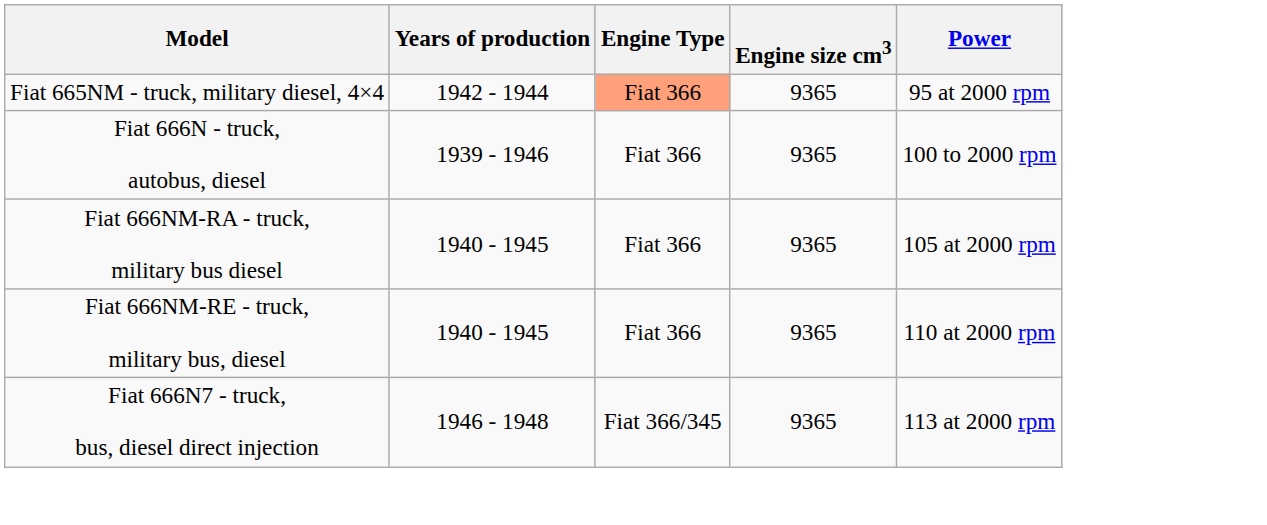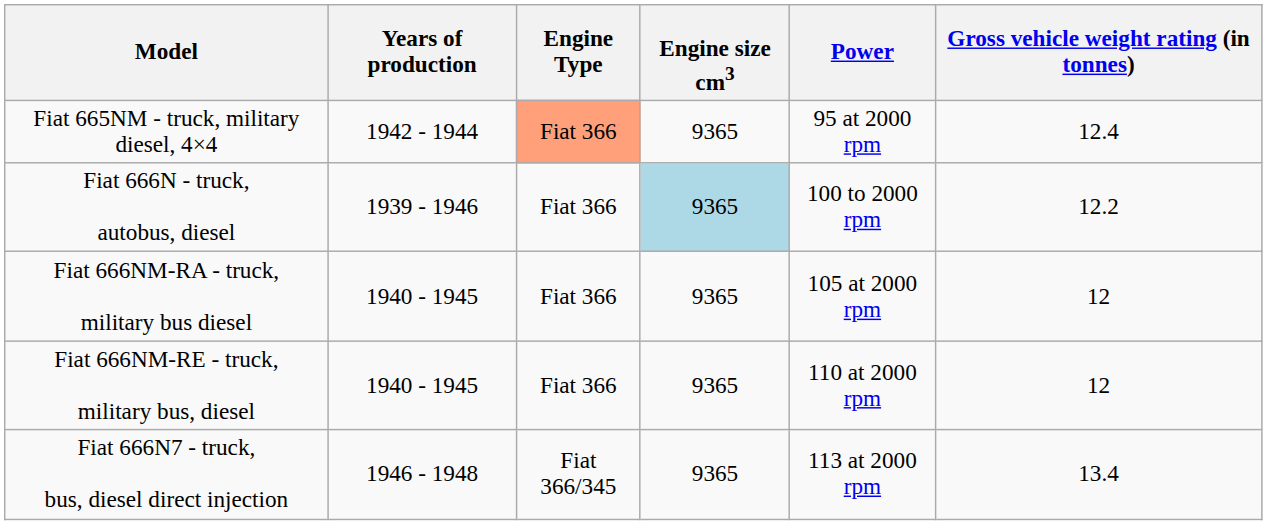+ column: (1099, 52)
(813, 154) no background -> (715, 207) lightblue background
